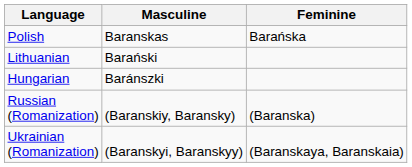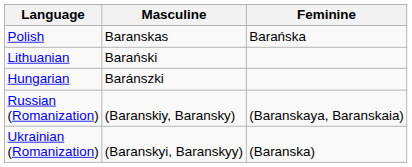(282, 115) (Baranska) -> (327, 115) (Baranskaya, Baranskaia)
(327, 151) (Baranskaya, Baranskaia) -> (282, 151) (Baranska)
